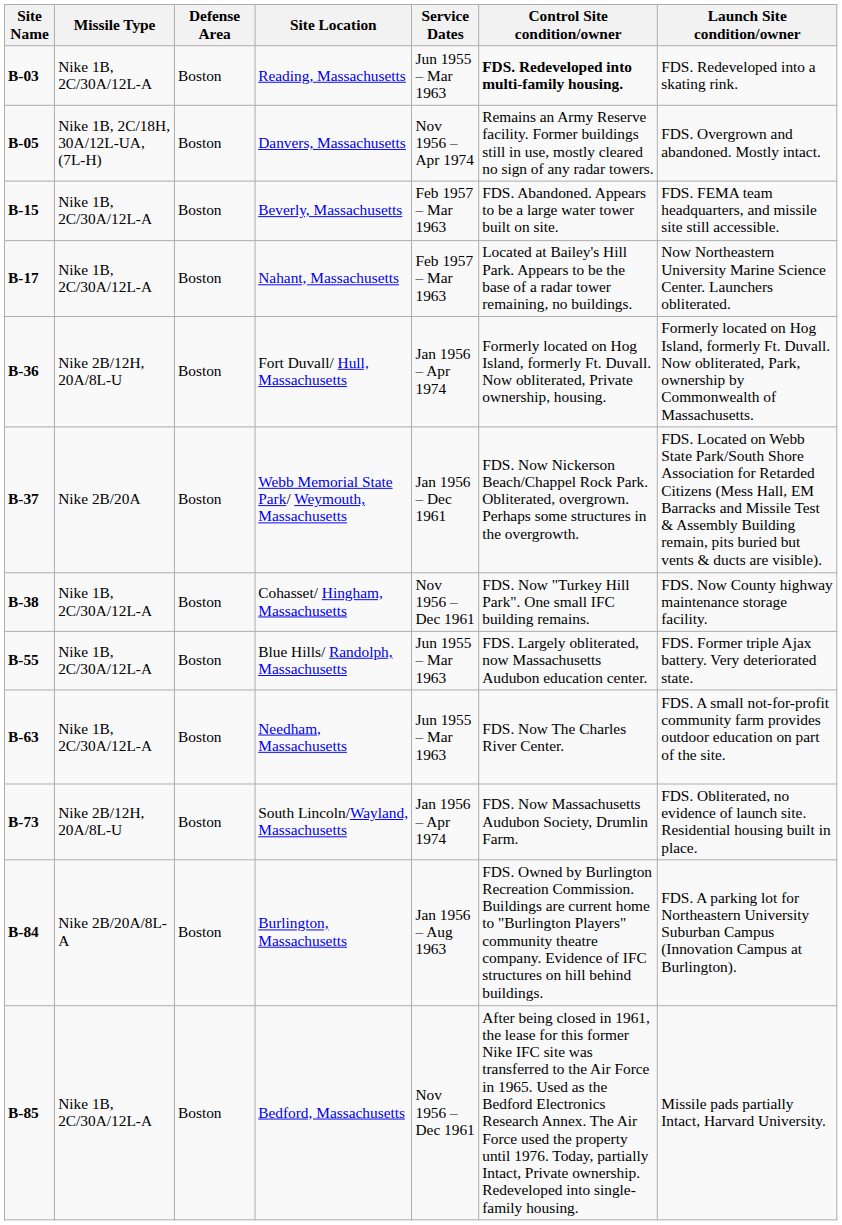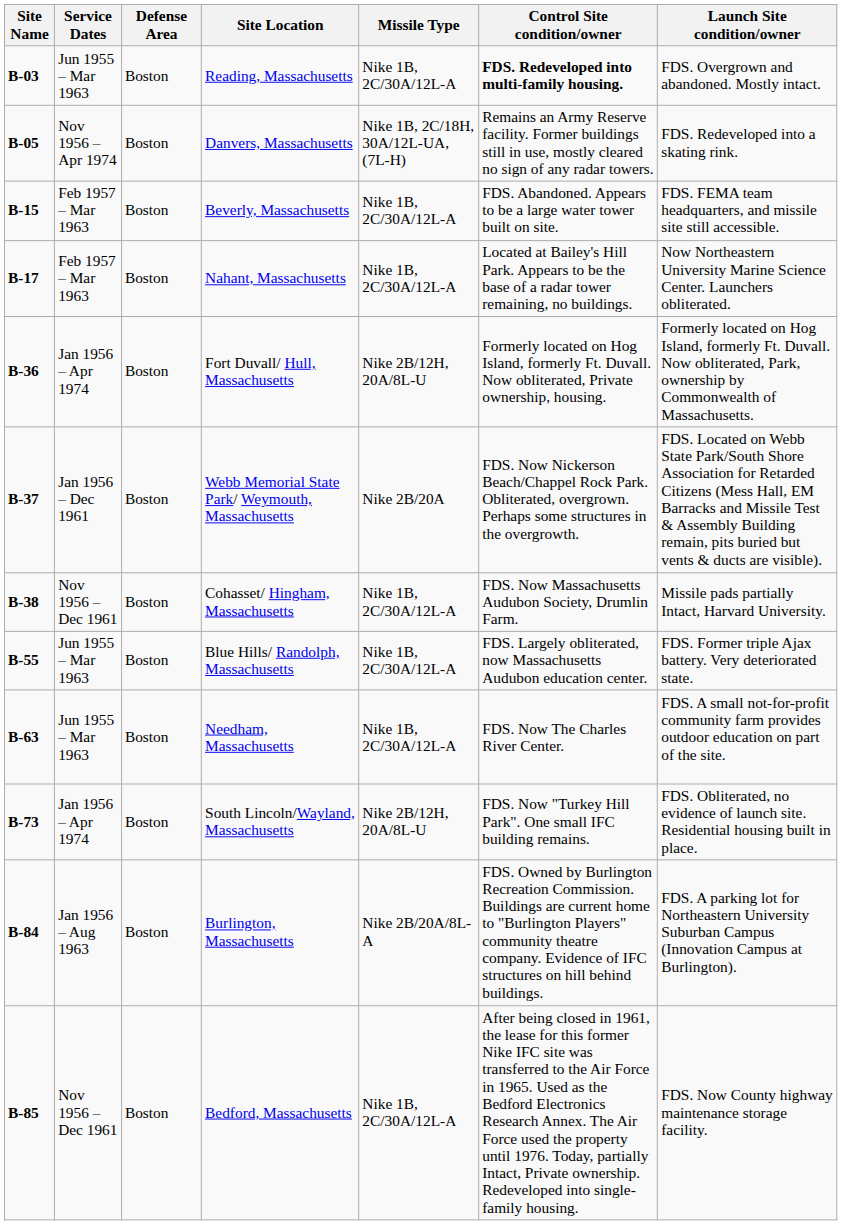columns swapped: (115, 25) <-> (445, 25)
(738, 75) FDS. Redeveloped into a skating rink. -> (741, 75) FDS. Overgrown and abandoned. Mostly intact.
(741, 143) FDS. Overgrown and abandoned. Mostly intact. -> (738, 143) FDS. Redeveloped into a skating rink.
(556, 601) FDS. Now "Turkey Hill Park". One small IFC building remains. -> (565, 601) FDS. Now Massachusetts Audubon Society, Drumlin Farm.
(747, 601) FDS. Now County highway maintenance storage facility. -> (743, 601) Missile pads partially Intact, Harvard University.
(565, 821) FDS. Now Massachusetts Audubon Society, Drumlin Farm. -> (556, 821) FDS. Now "Turkey Hill Park". One small IFC building remains.
(743, 1112) Missile pads partially Intact, Harvard University. -> (747, 1112) FDS. Now County highway maintenance storage facility.
